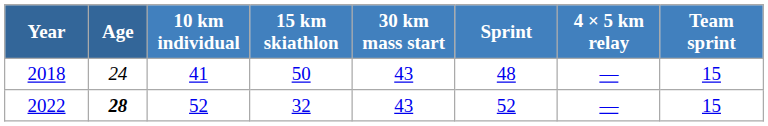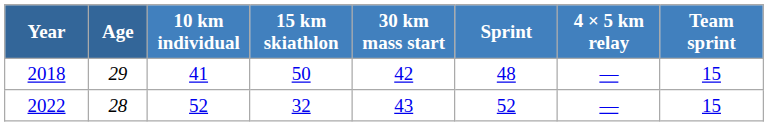(118, 74) 24 -> (118, 74) 29
(404, 74) 43 -> (404, 74) 42
(118, 105) bold -> (118, 105) normal
